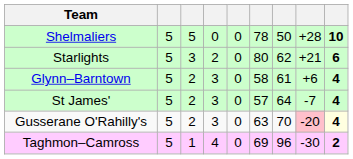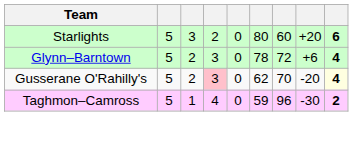- row: (81, 36)
(284, 57) 62 -> (284, 36) 60
(310, 57) +21 -> (310, 36) +20
(261, 79) 58 -> (261, 57) 78
(284, 79) 61 -> (284, 57) 72
- row: (81, 100)
(215, 121) no background -> (215, 79) pink background
(261, 121) 63 -> (261, 79) 62
(310, 121) pink background -> (310, 79) no background
(261, 143) 69 -> (261, 100) 59
